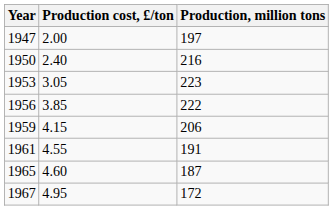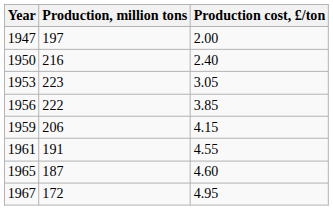columns swapped: (253, 15) <-> (108, 15)
